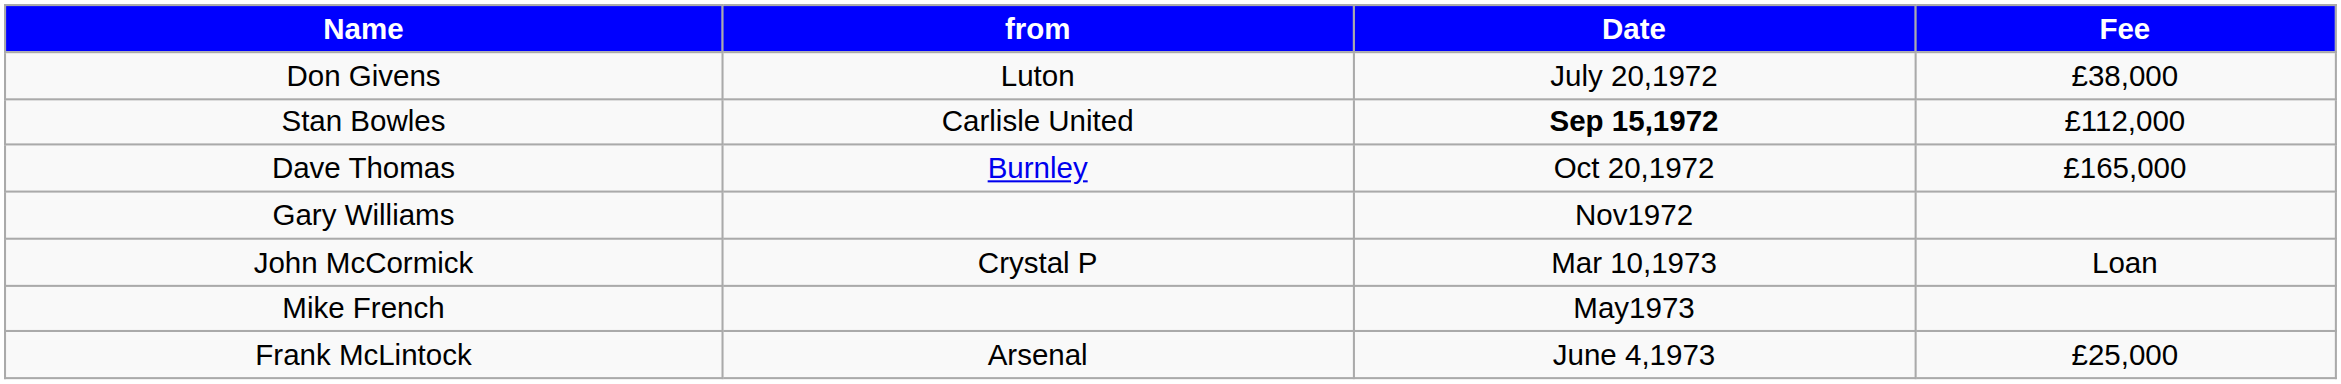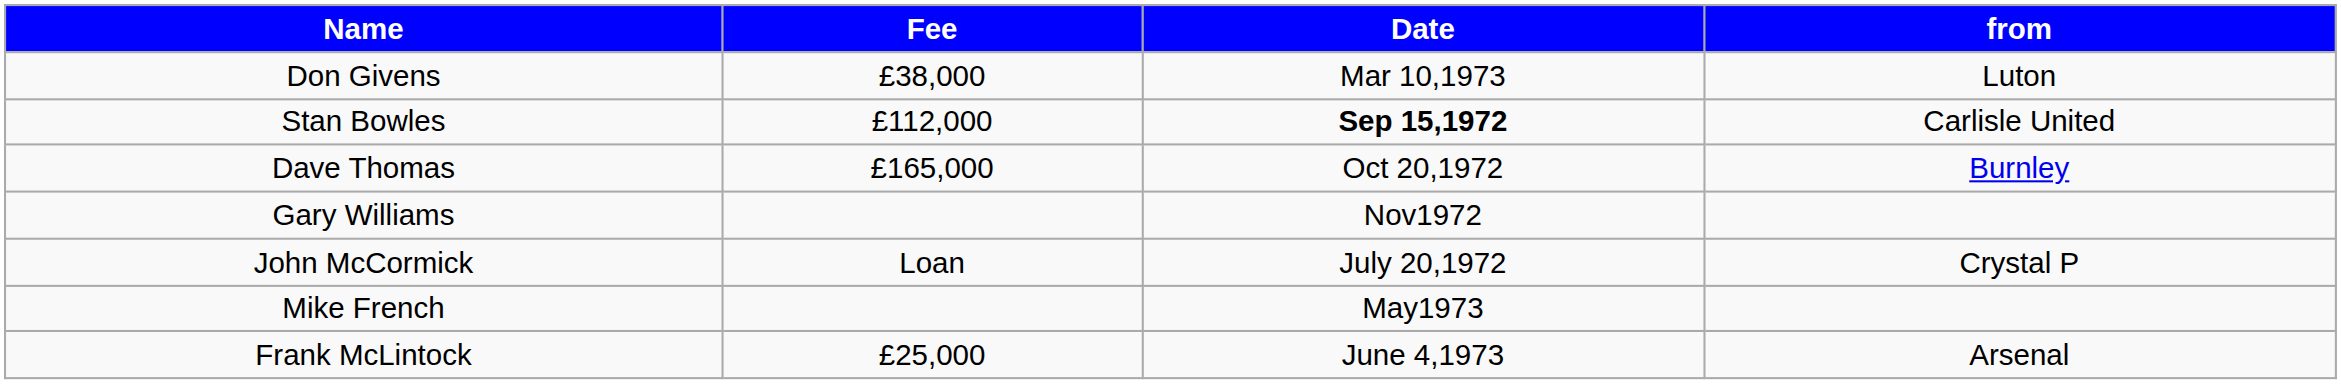columns swapped: (1038, 29) <-> (2125, 29)
(1634, 75) July 20,1972 -> (1423, 75) Mar 10,1973
(1634, 262) Mar 10,1973 -> (1423, 262) July 20,1972
